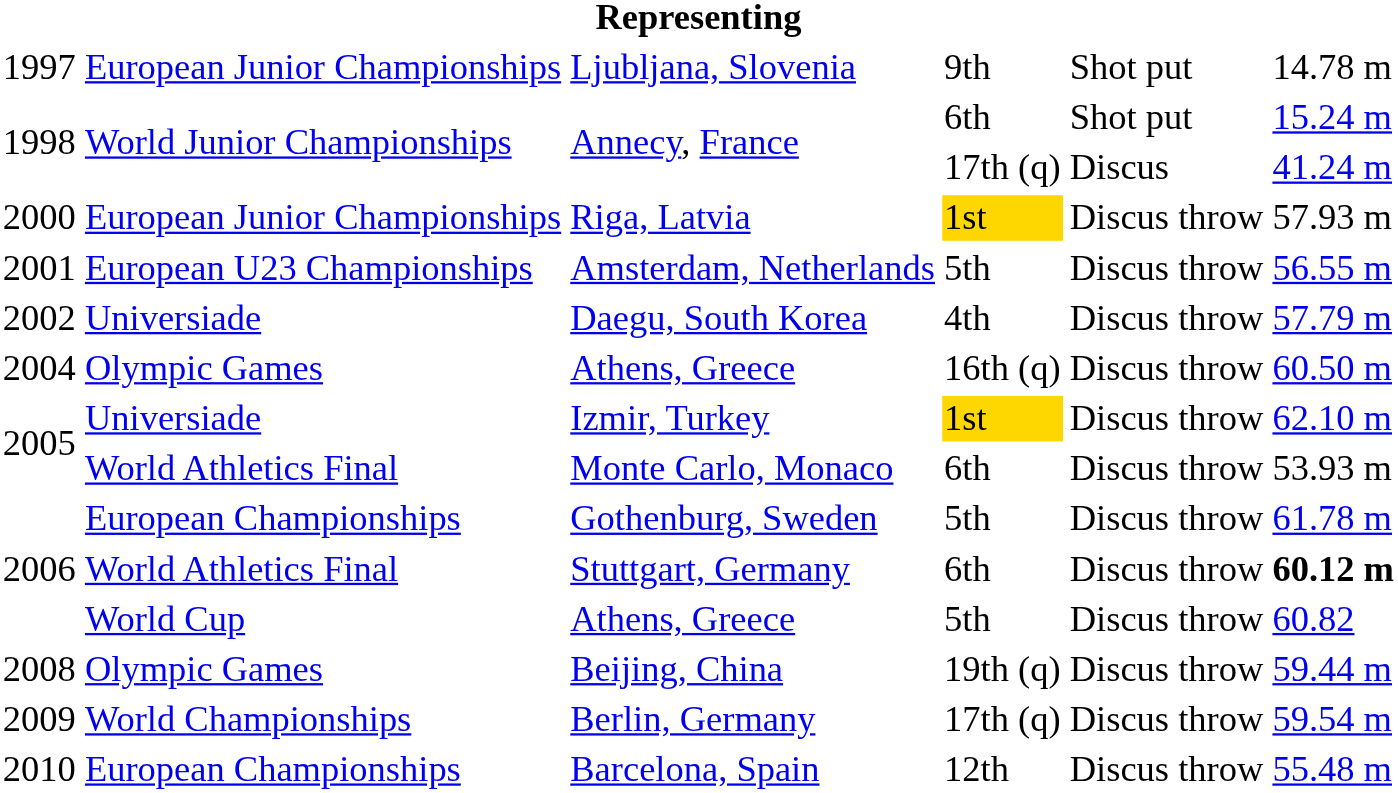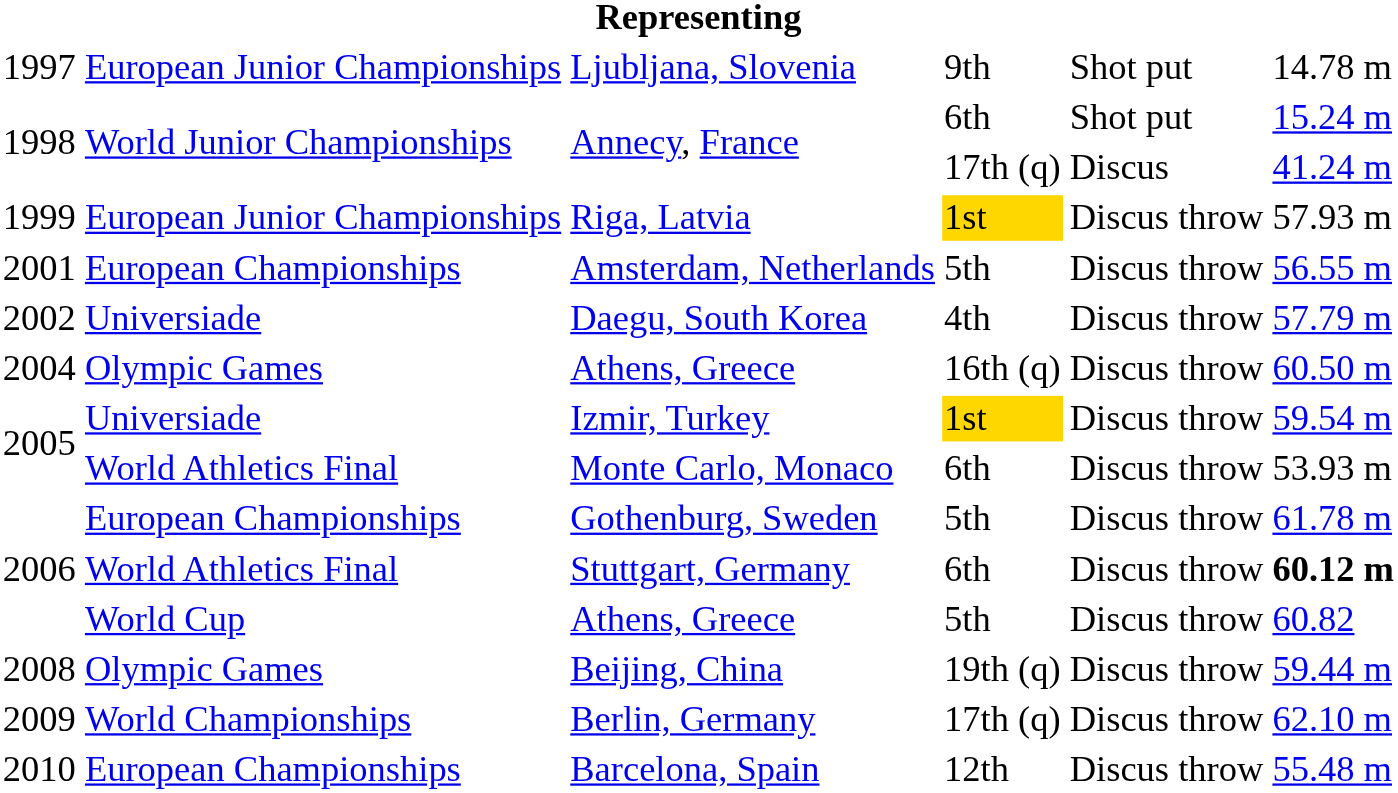(39, 217) 2000 -> (39, 217) 1999
(309, 267) European U23 Championships -> (273, 267) European Championships
(1332, 418) 62.10 m -> (1332, 418) 59.54 m
(1332, 718) 59.54 m -> (1332, 718) 62.10 m
